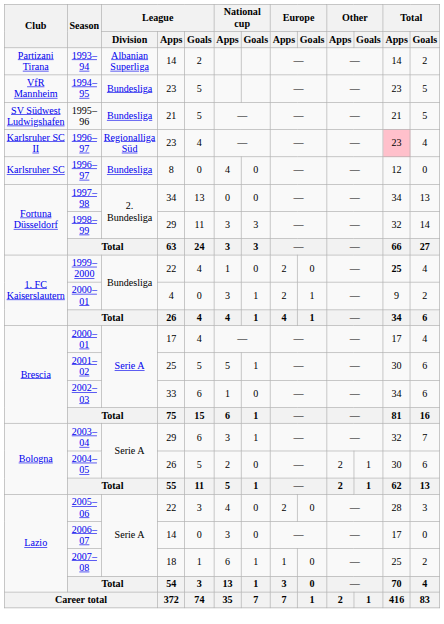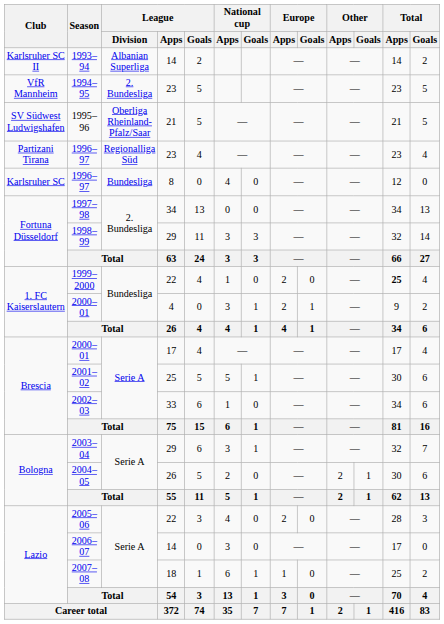(36, 61) Partizani Tirana -> (36, 61) Karlsruher SC II
(130, 88) Bundesliga -> (130, 88) 2. Bundesliga
(130, 116) Bundesliga -> (130, 121) Oberliga Rheinland-Pfalz/Saar
(36, 143) Karlsruher SC II -> (36, 154) Partizani Tirana
(397, 143) pink background -> (397, 154) no background
